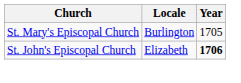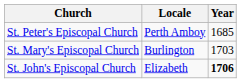+ row: (72, 31)
(211, 31) 1705 -> (222, 50) 1703
